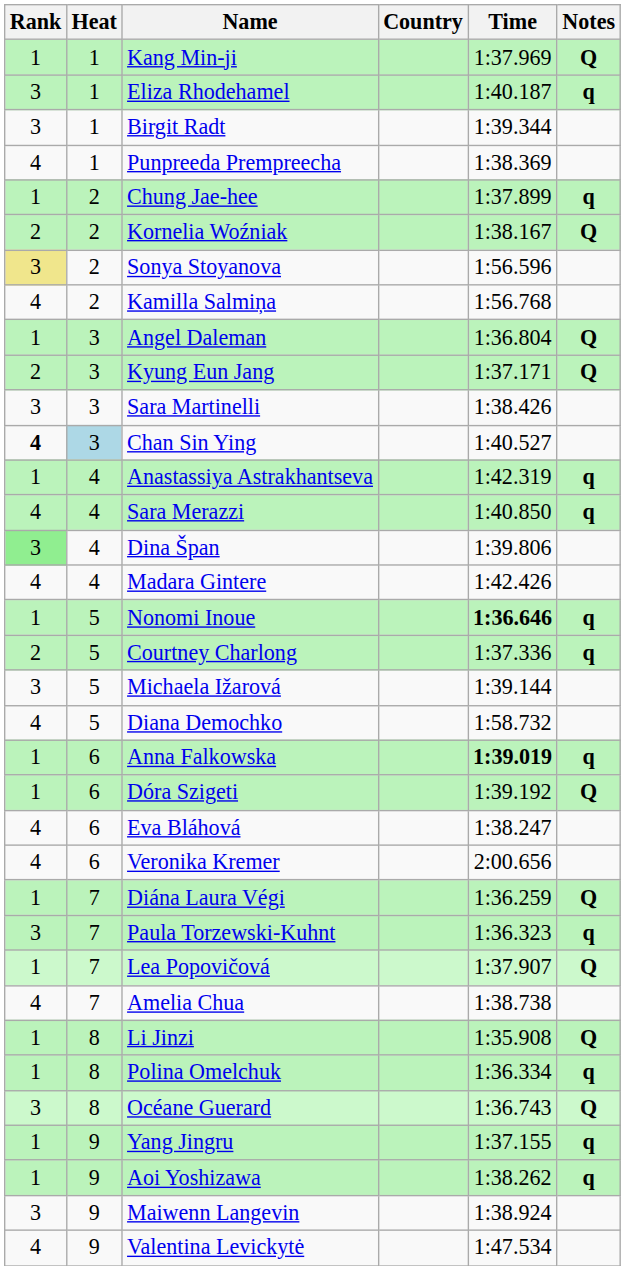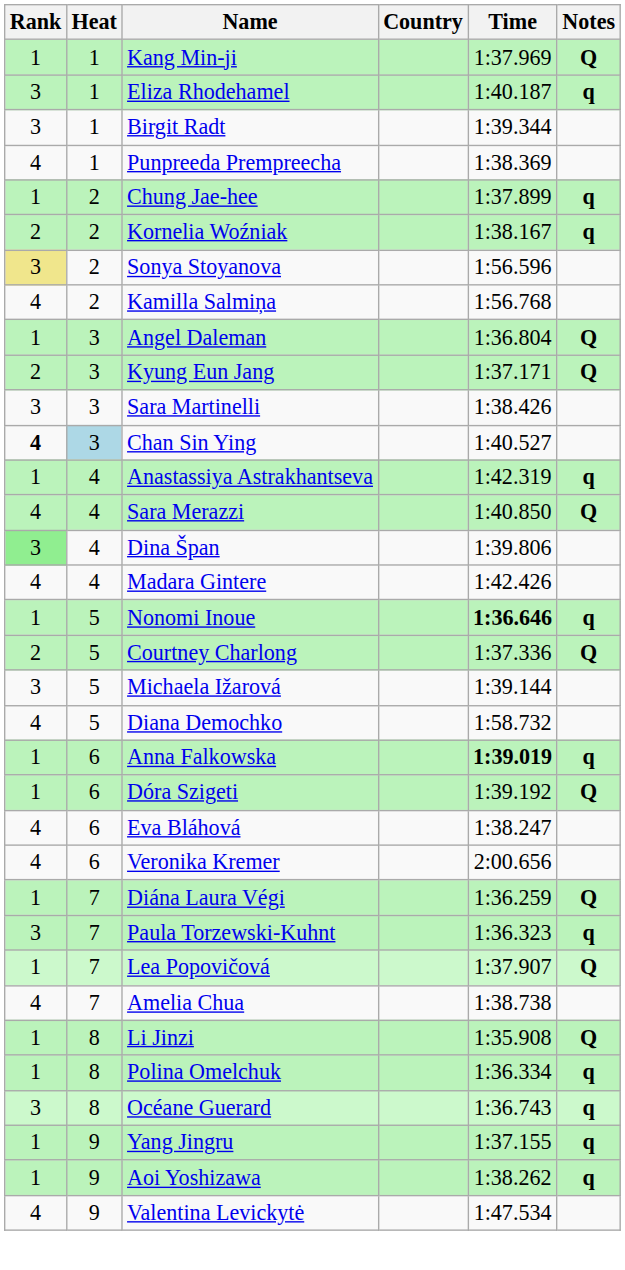(589, 232) Q -> (589, 232) q
(589, 512) q -> (589, 512) Q
(589, 652) q -> (589, 652) Q
(589, 1107) Q -> (589, 1107) q
- row: (213, 1212)
